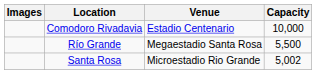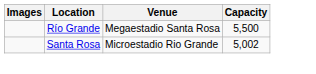- row: (94, 28)
